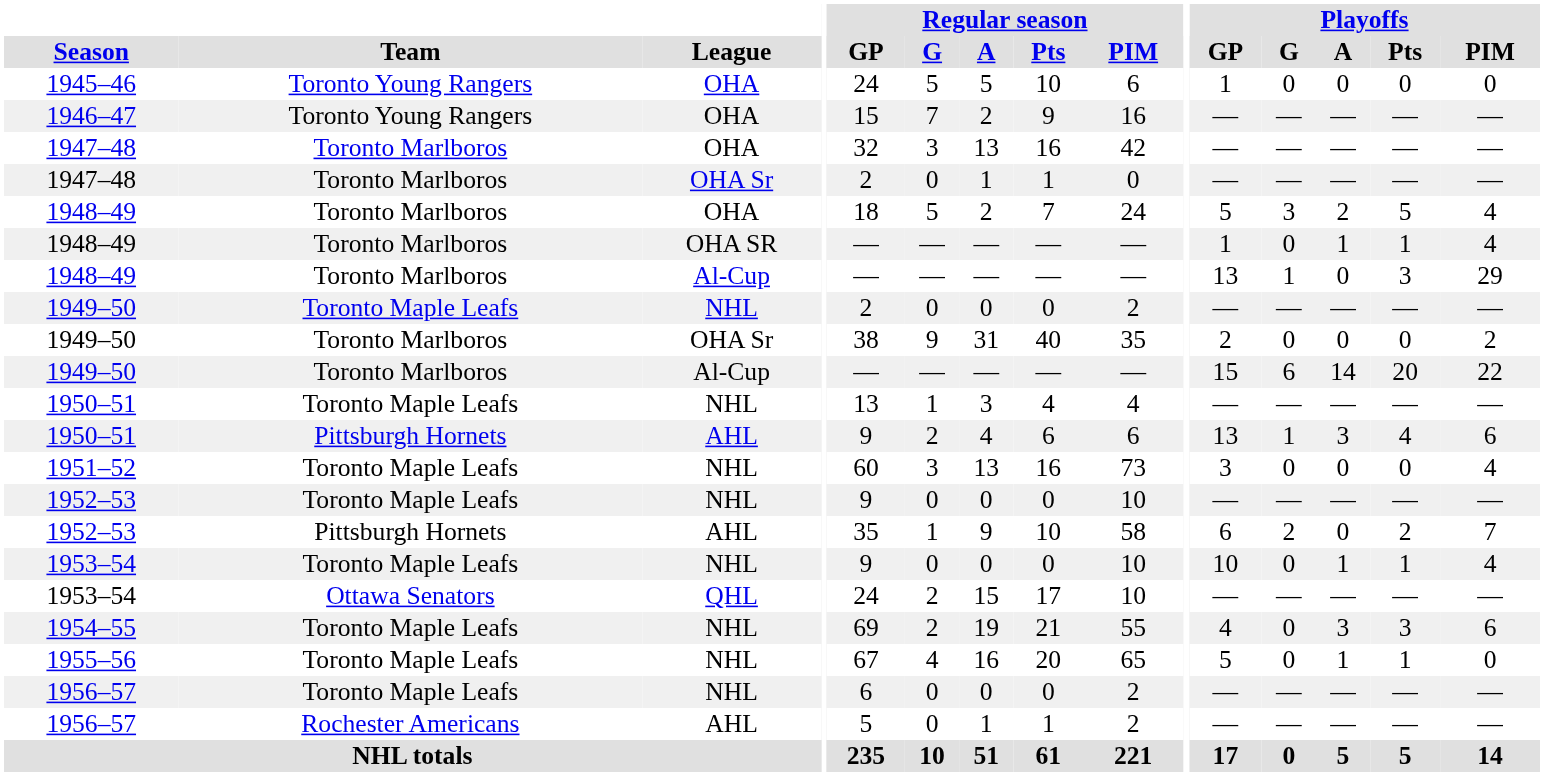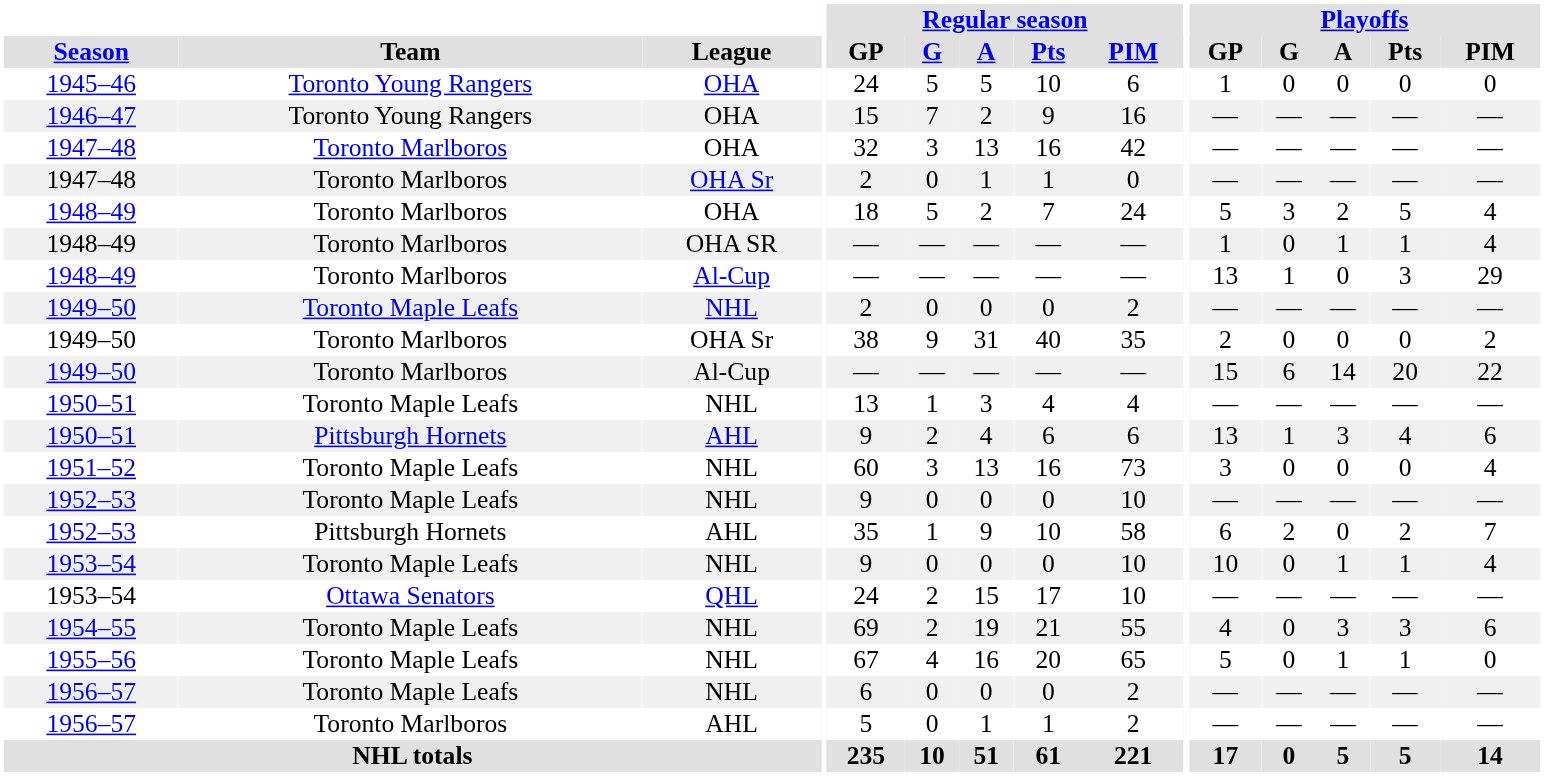(410, 723) Rochester Americans -> (410, 723) Toronto Marlboros
